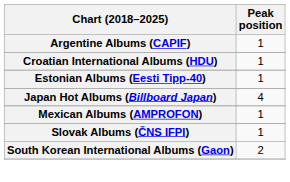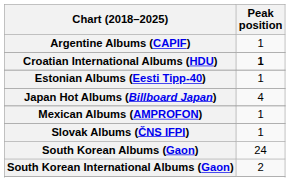(261, 61) normal -> (261, 61) bold
+ row: (120, 150)
